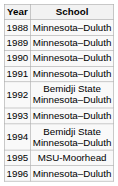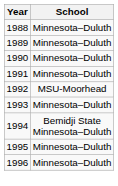(72, 95) Bemidji State Minnesota–Duluth -> (72, 89) MSU-Moorhead
(72, 158) MSU-Moorhead -> (72, 147) Minnesota–Duluth
